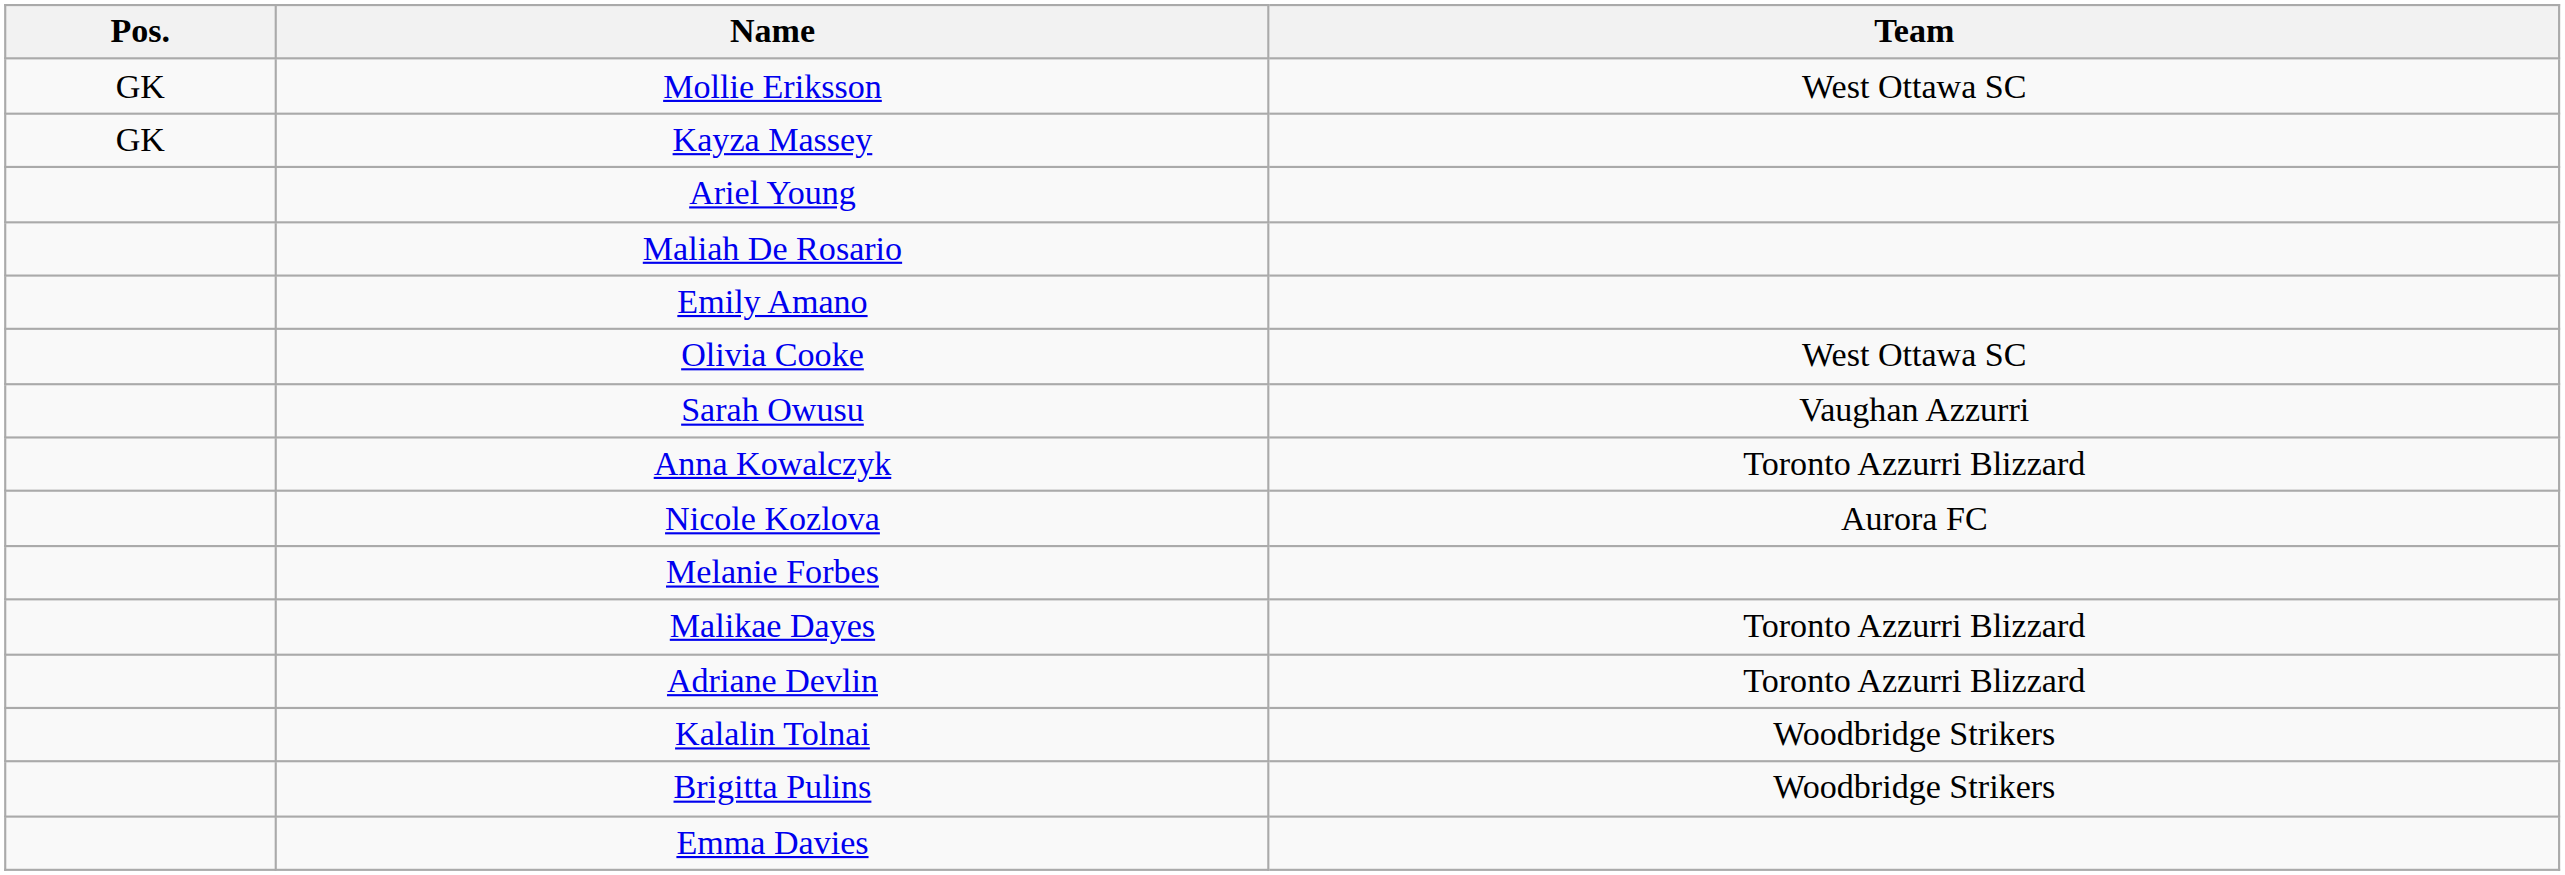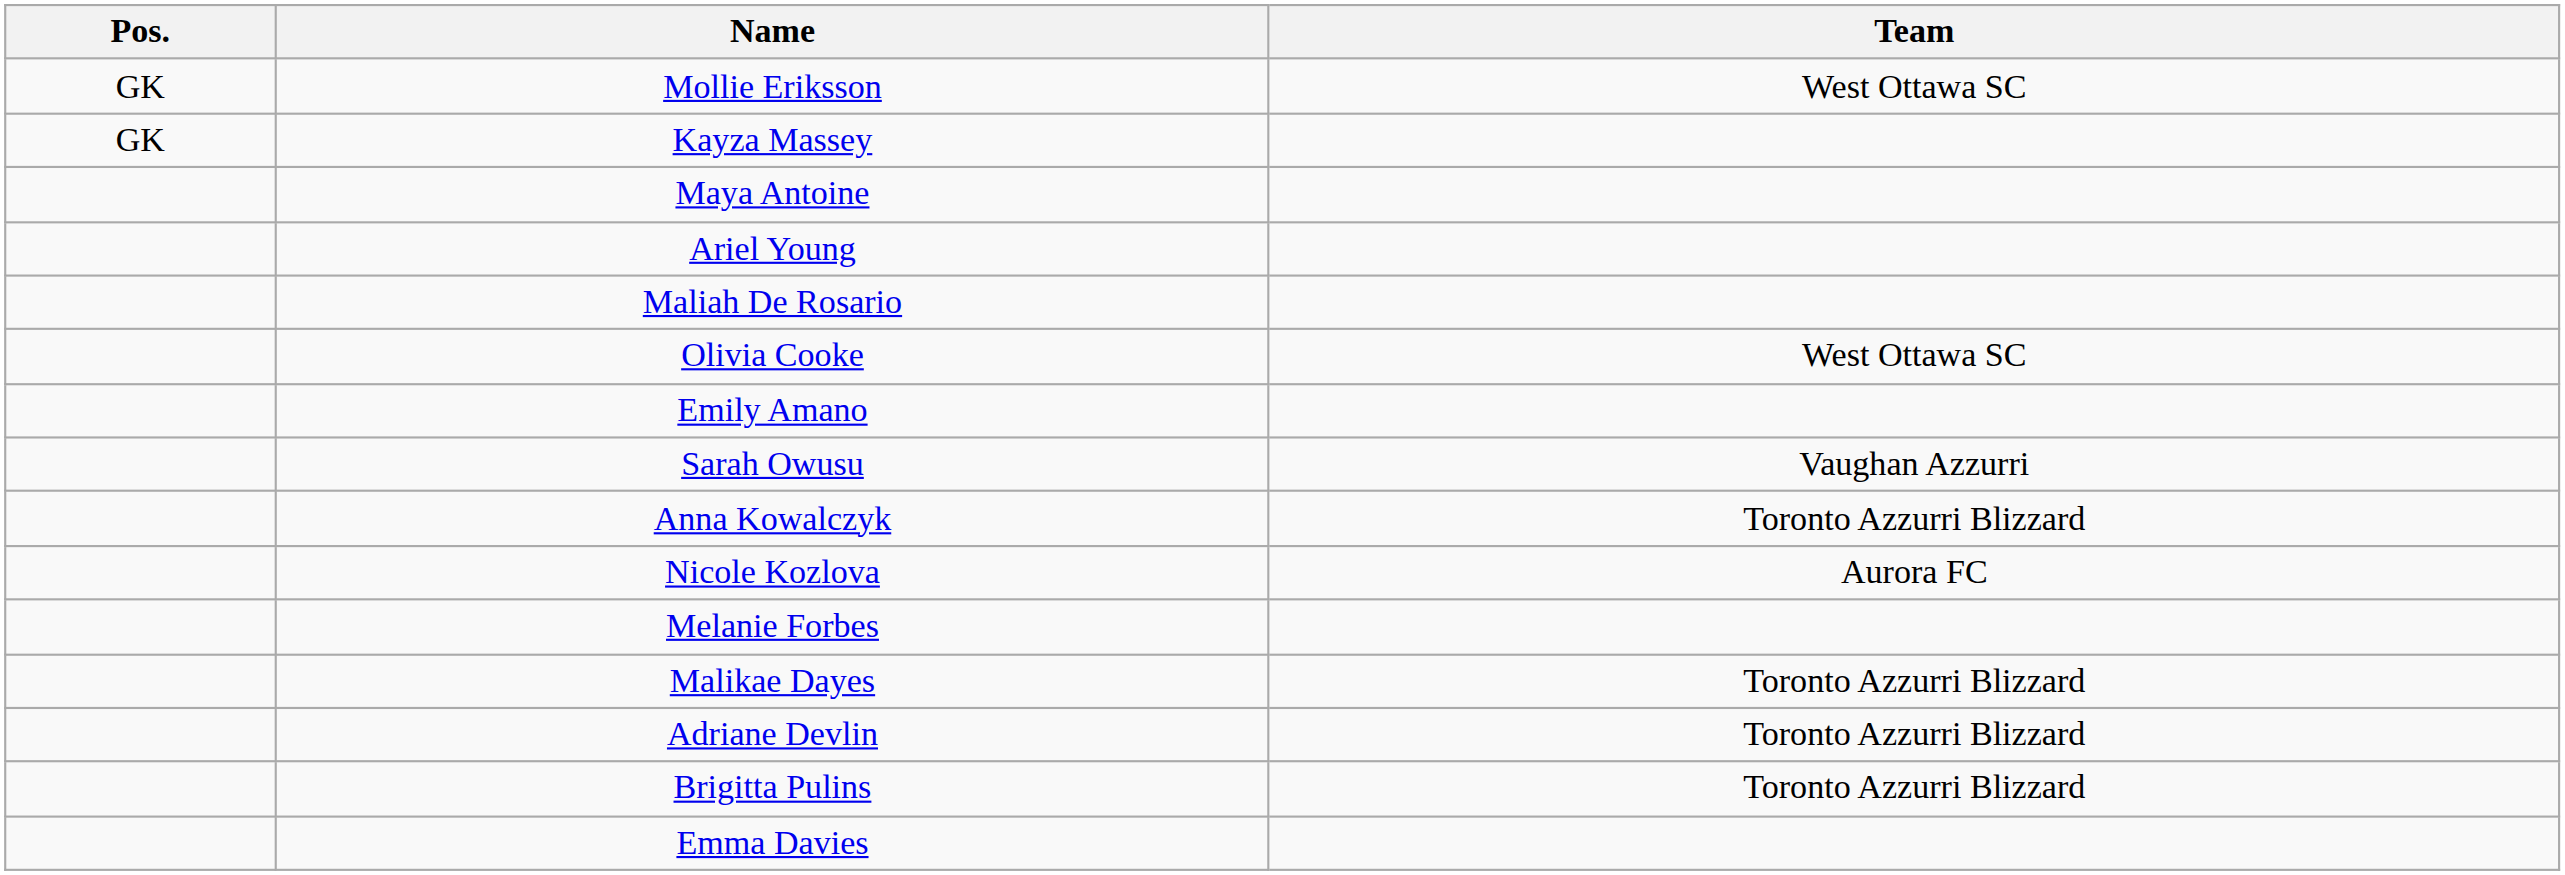+ row: (772, 193)
rows swapped: (772, 301) <-> (772, 355)
- row: (772, 734)
(1914, 788) Woodbridge Strikers -> (1914, 788) Toronto Azzurri Blizzard
